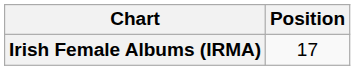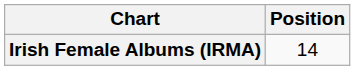(307, 49) 17 -> (307, 49) 14
